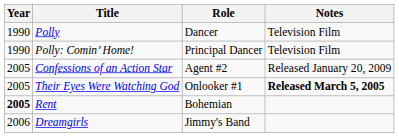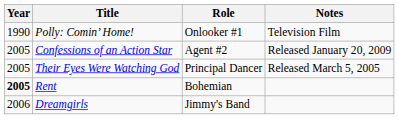- row: (48, 31)
(224, 50) Principal Dancer -> (214, 31) Onlooker #1
(214, 86) Onlooker #1 -> (224, 68) Principal Dancer
(326, 86) bold -> (324, 68) normal
